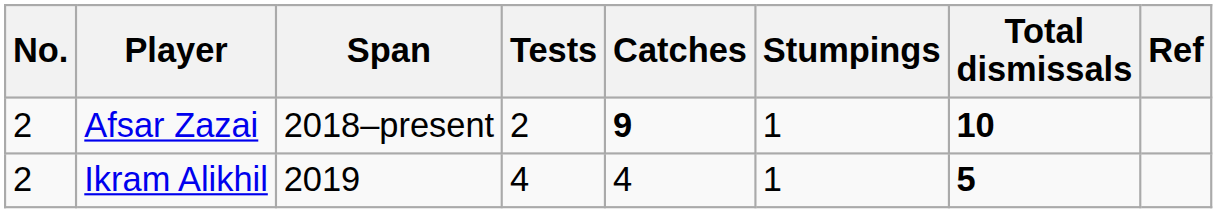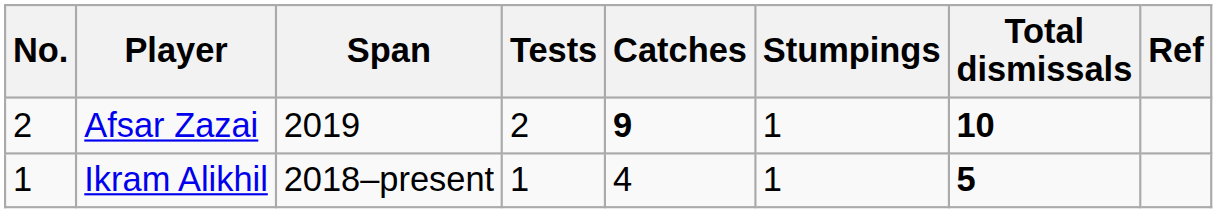(389, 125) 2018–present -> (322, 125) 2019
(23, 179) 2 -> (23, 179) 1
(322, 179) 2019 -> (389, 179) 2018–present
(519, 179) 4 -> (519, 179) 1
